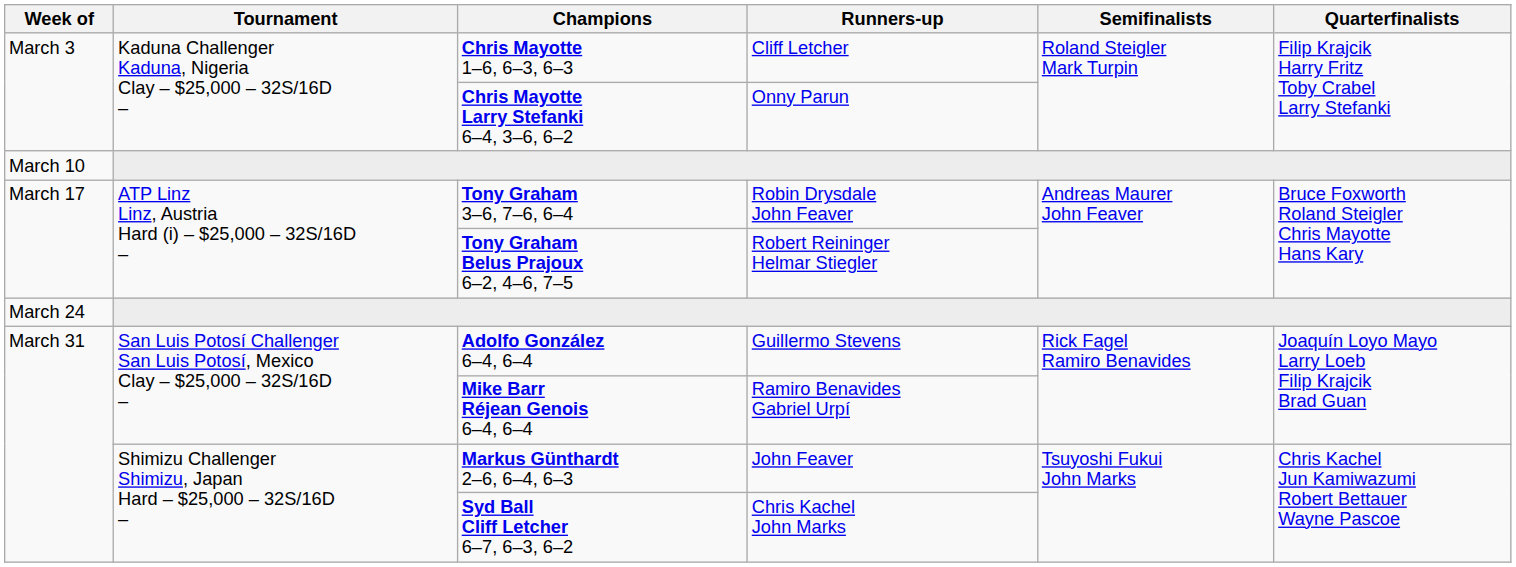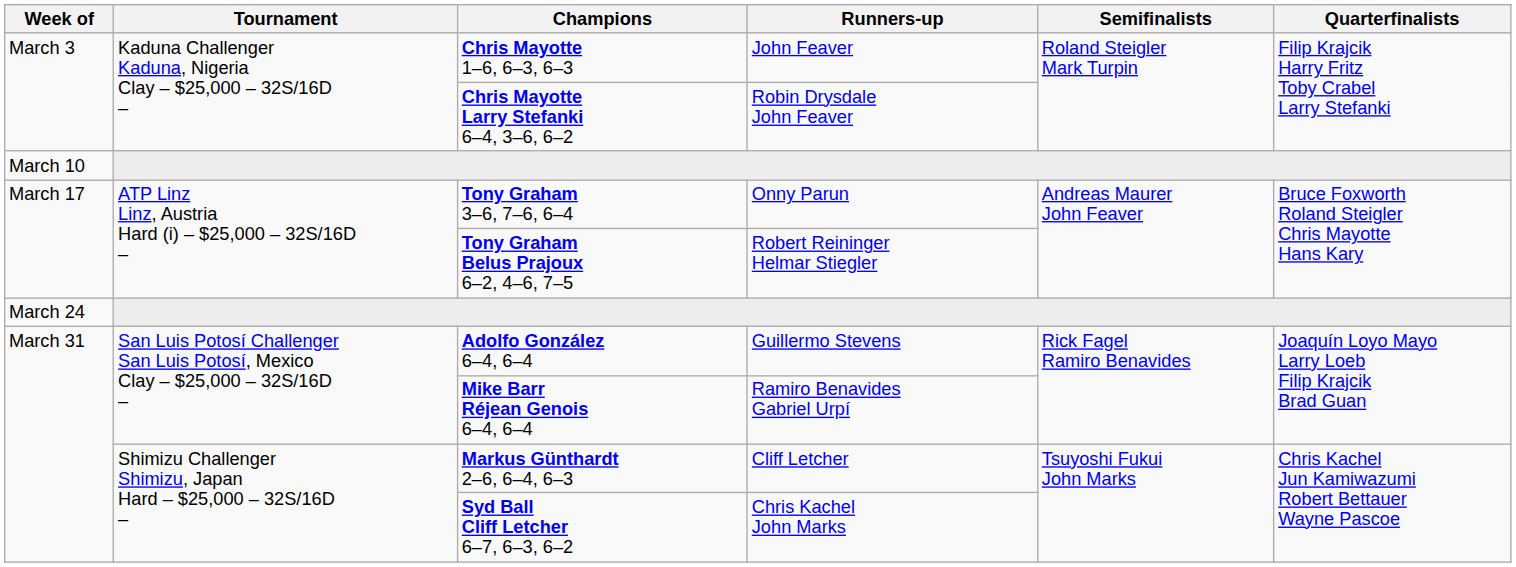(800, 47) Cliff Letcher -> (802, 47) John Feaver
(800, 96) Onny Parun -> (814, 106) Robin Drysdale John Feaver
(814, 204) Robin Drysdale John Feaver -> (800, 194) Onny Parun
(802, 458) John Feaver -> (800, 458) Cliff Letcher
